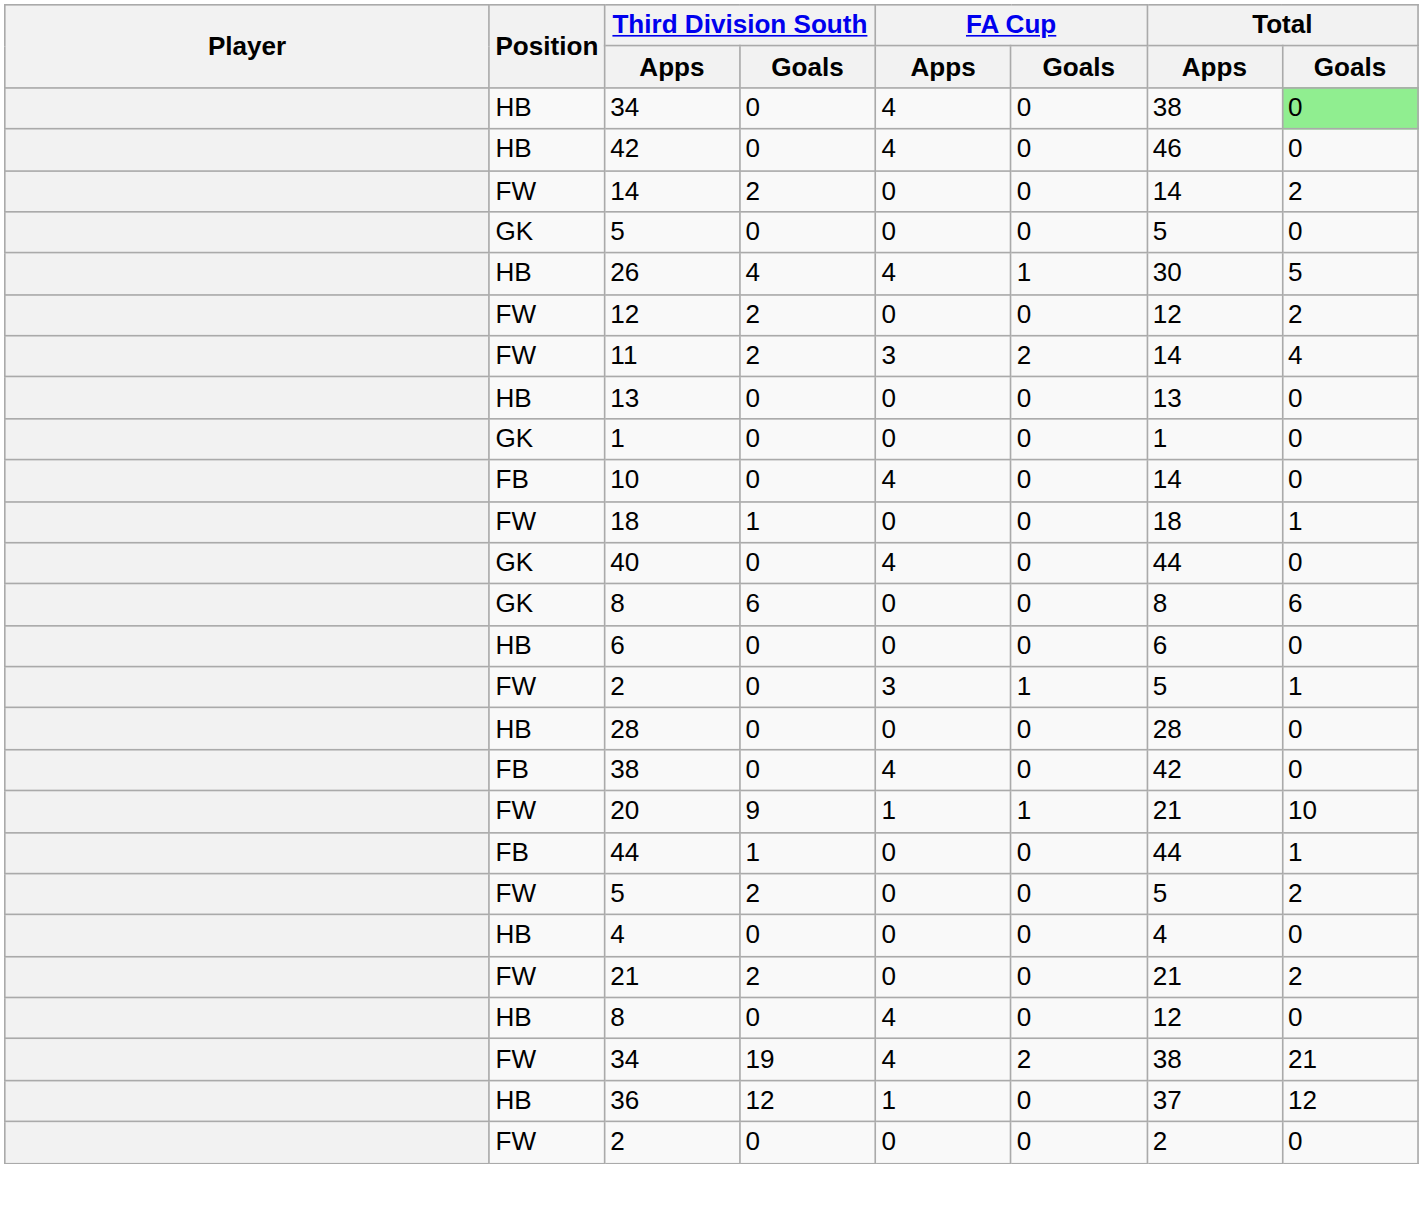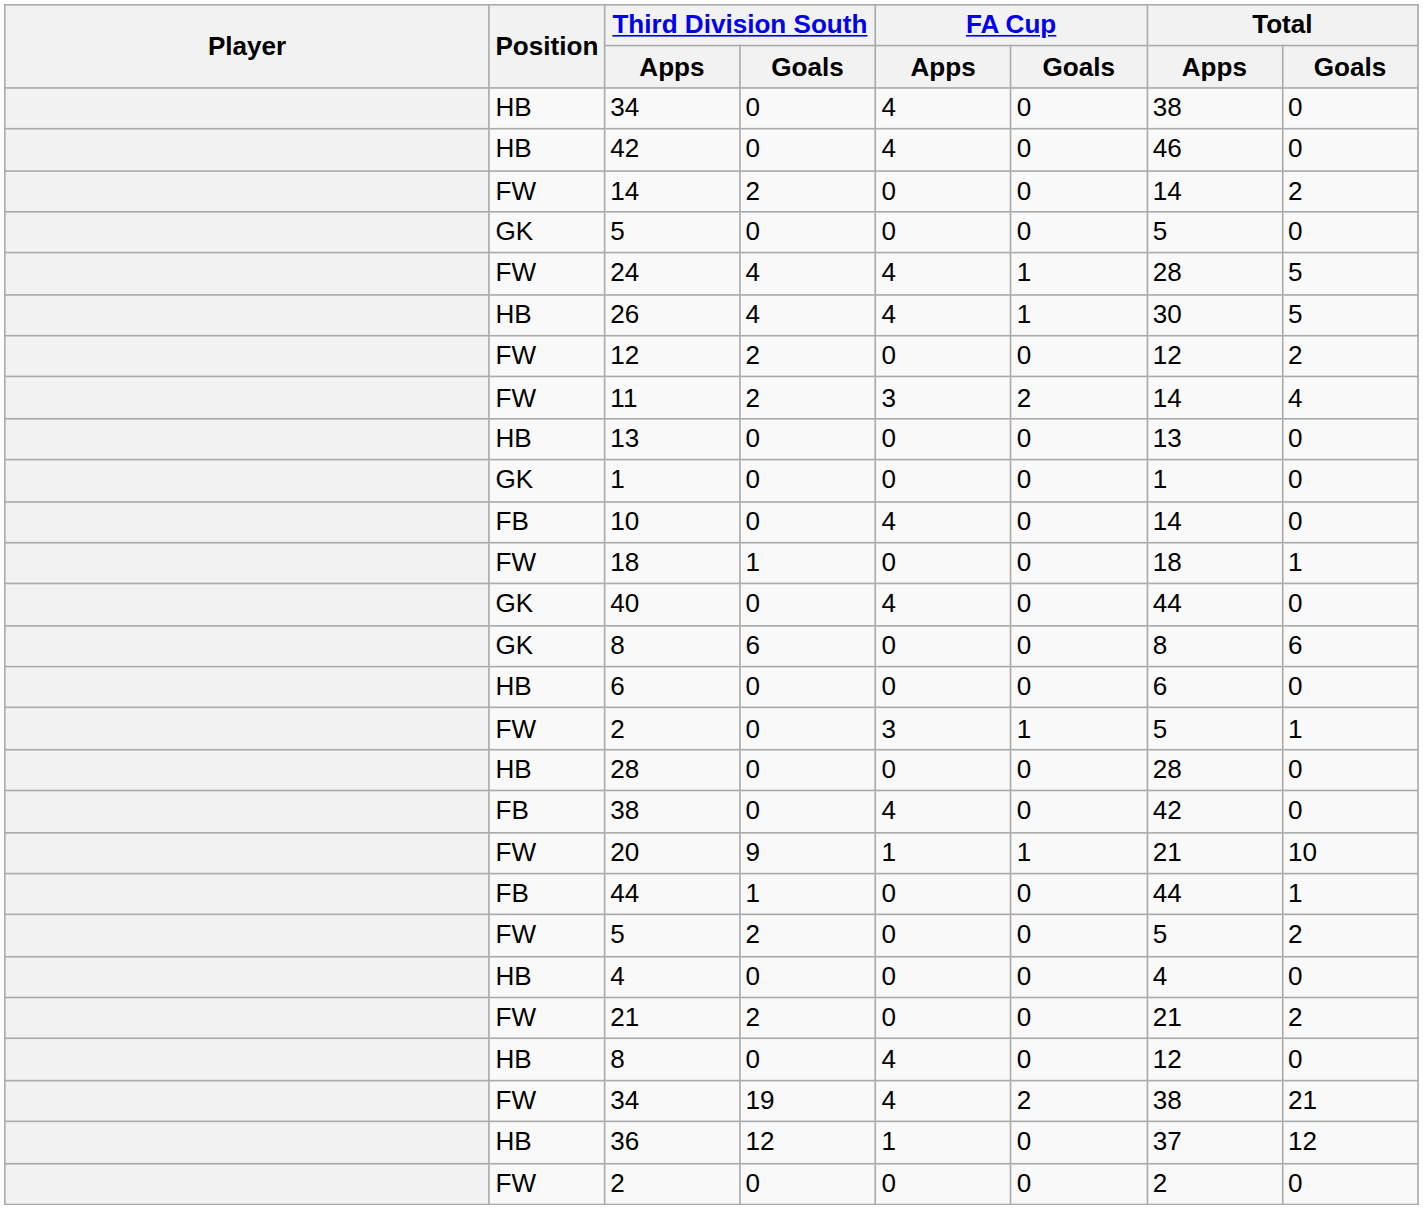(1295, 107) lightgreen background -> (1295, 107) no background
+ row: (625, 273)
